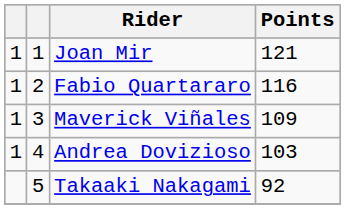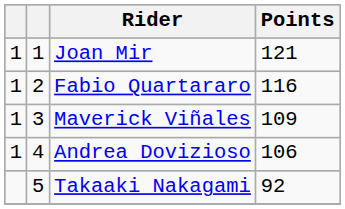(279, 154) 103 -> (279, 154) 106
